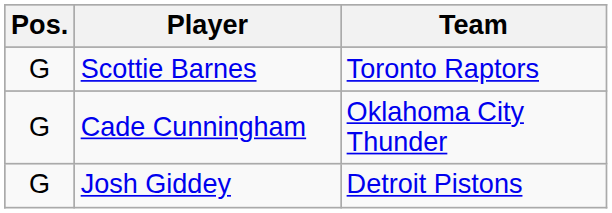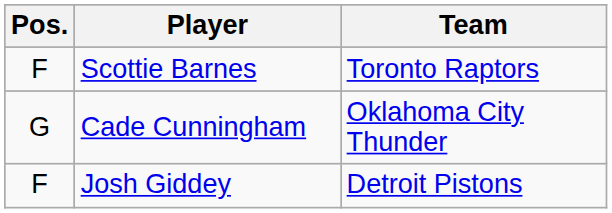(40, 68) G -> (40, 68) F
(40, 185) G -> (40, 185) F
